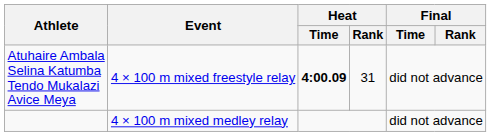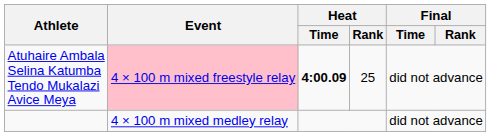(203, 78) no background -> (203, 78) pink background
(368, 78) 31 -> (368, 78) 25
